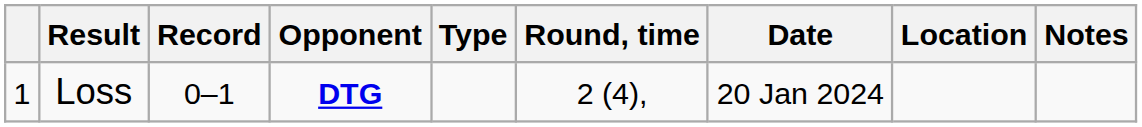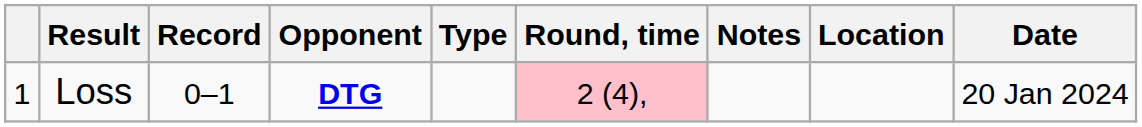columns swapped: (800, 35) <-> (1087, 35)
(612, 93) no background -> (612, 93) pink background
